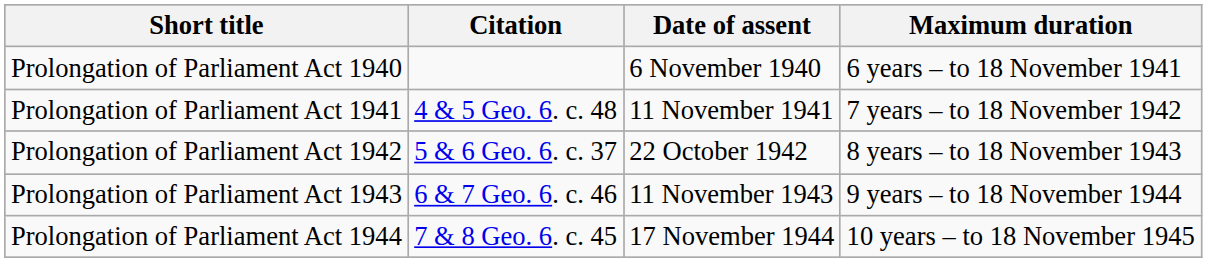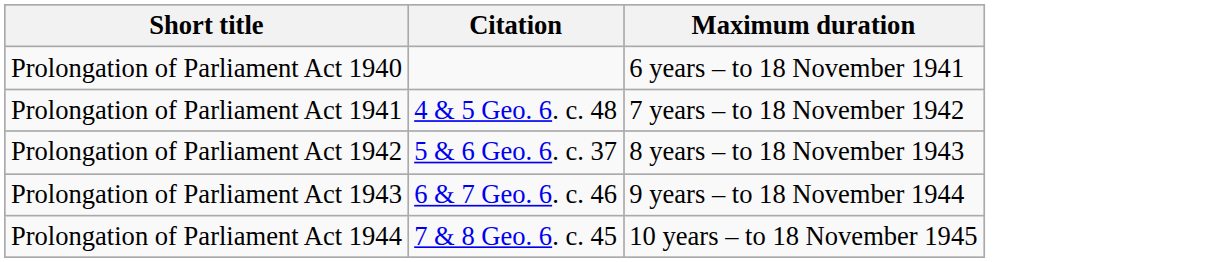- column: (732, 25)
